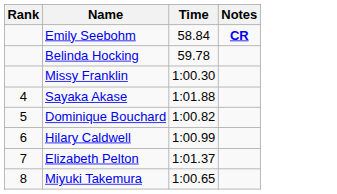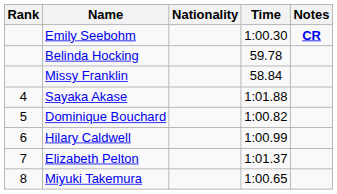+ column: (205, 14)
(194, 35) 58.84 -> (266, 35) 1:00.30
(194, 76) 1:00.30 -> (266, 76) 58.84
